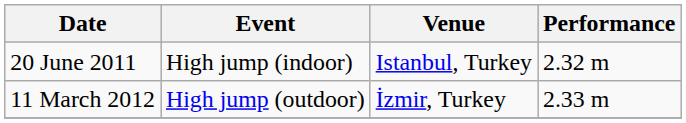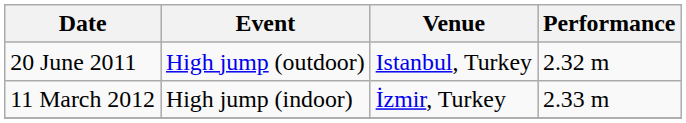(259, 61) High jump (indoor) -> (265, 61) High jump (outdoor)
(265, 99) High jump (outdoor) -> (259, 99) High jump (indoor)
